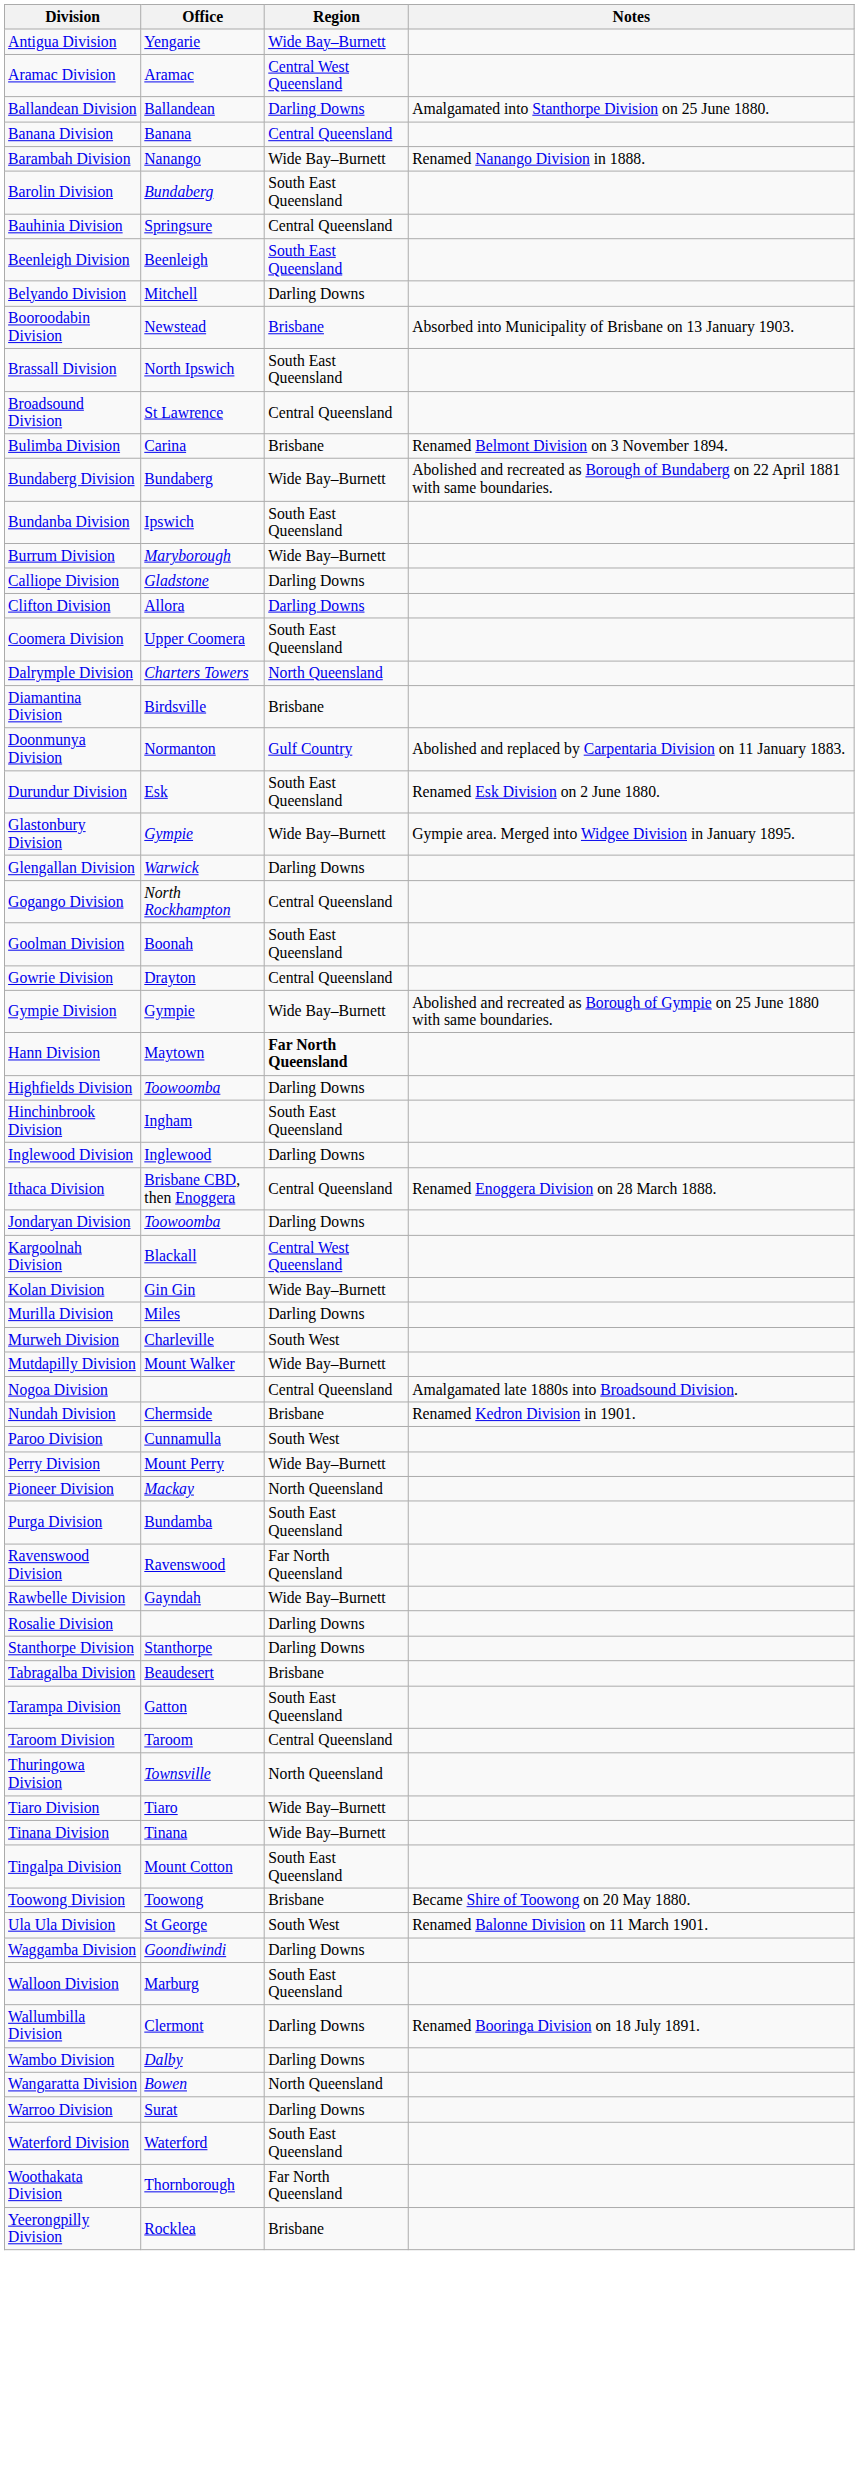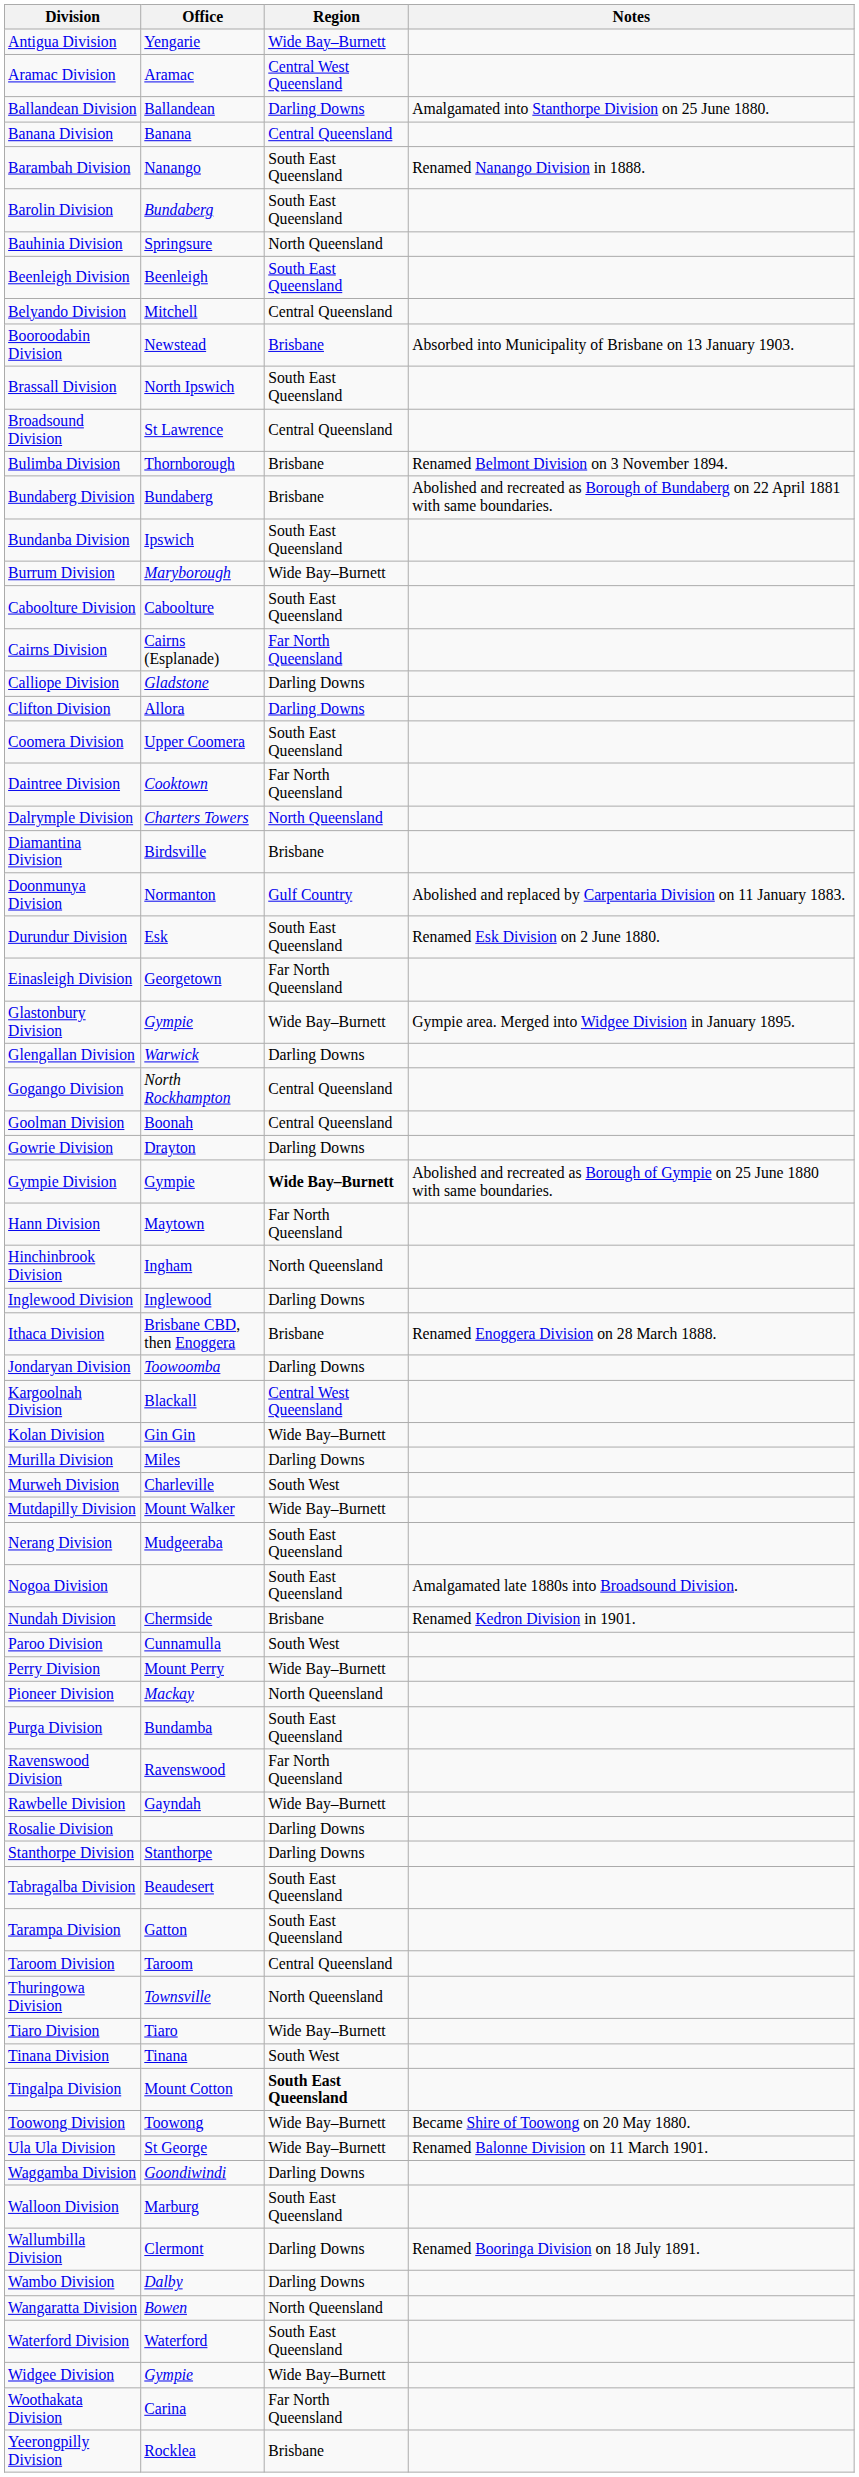(327, 158) Wide Bay–Burnett -> (305, 167) South East Queensland
(330, 226) Central Queensland -> (325, 243) North Queensland
(316, 293) Darling Downs -> (330, 311) Central Queensland
(165, 446) Carina -> (190, 463) Thornborough
(327, 479) Wide Bay–Burnett -> (296, 497) Brisbane
+ row: (72, 607)
+ row: (58, 649)
+ row: (64, 784)
+ row: (70, 979)
(305, 944) South East Queensland -> (330, 1122) Central Queensland
(330, 977) Central Queensland -> (316, 1147) Darling Downs
(327, 1011) normal -> (331, 1181) bold
(308, 1054) bold -> (305, 1224) normal
- row: (70, 1087)
(305, 1121) South East Queensland -> (325, 1266) North Queensland
(330, 1188) Central Queensland -> (296, 1333) Brisbane
+ row: (60, 1543)
(330, 1389) Central Queensland -> (305, 1585) South East Queensland
(296, 1673) Brisbane -> (305, 1887) South East Queensland
(327, 1832) Wide Bay–Burnett -> (304, 2055) South West
(305, 1866) normal -> (308, 2089) bold
(296, 1900) Brisbane -> (327, 2123) Wide Bay–Burnett
(304, 1925) South West -> (327, 2148) Wide Bay–Burnett
- row: (60, 2109)
+ row: (61, 2375)
(190, 2185) Thornborough -> (165, 2408) Carina
